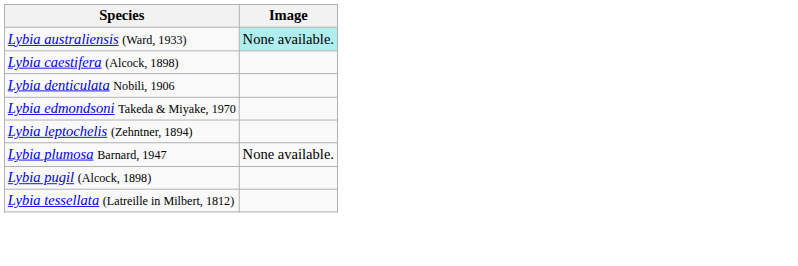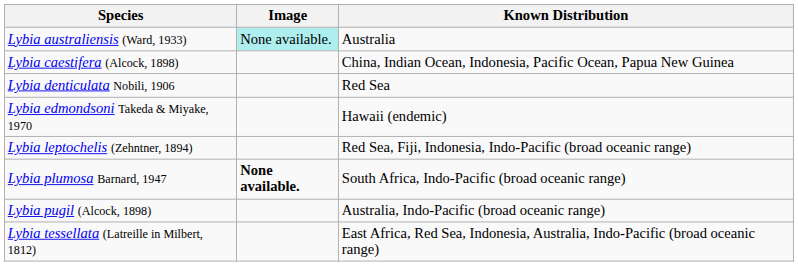+ column: (566, 16)
(288, 154) normal -> (270, 179) bold
